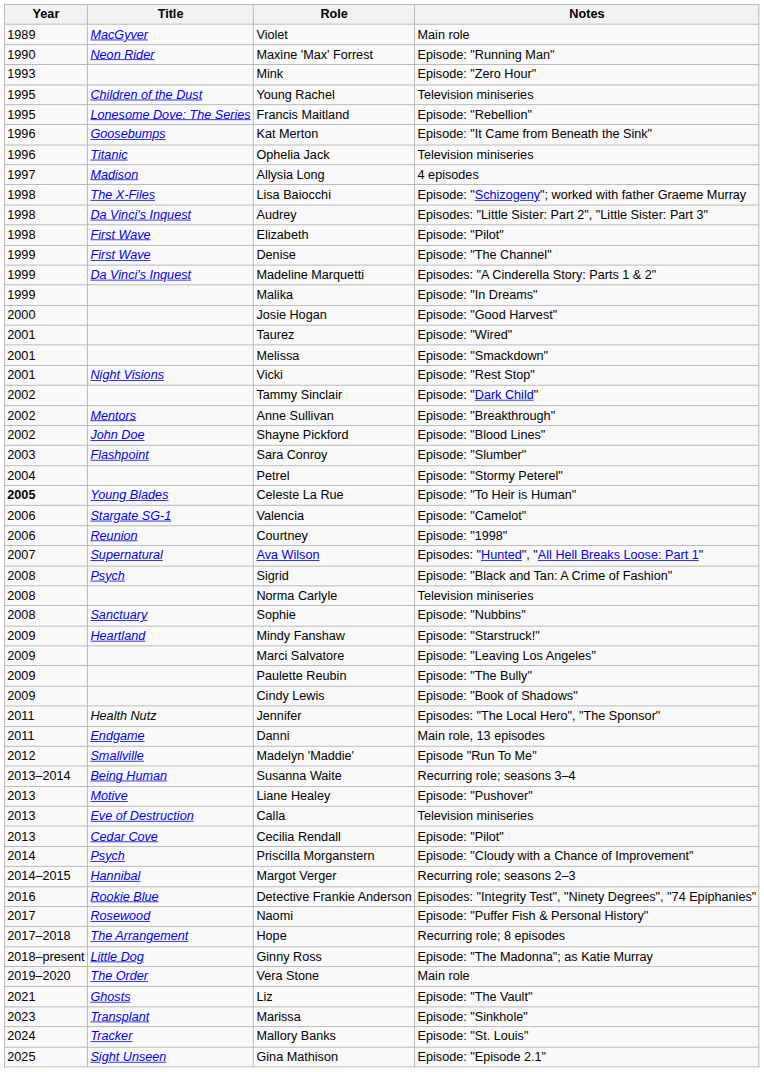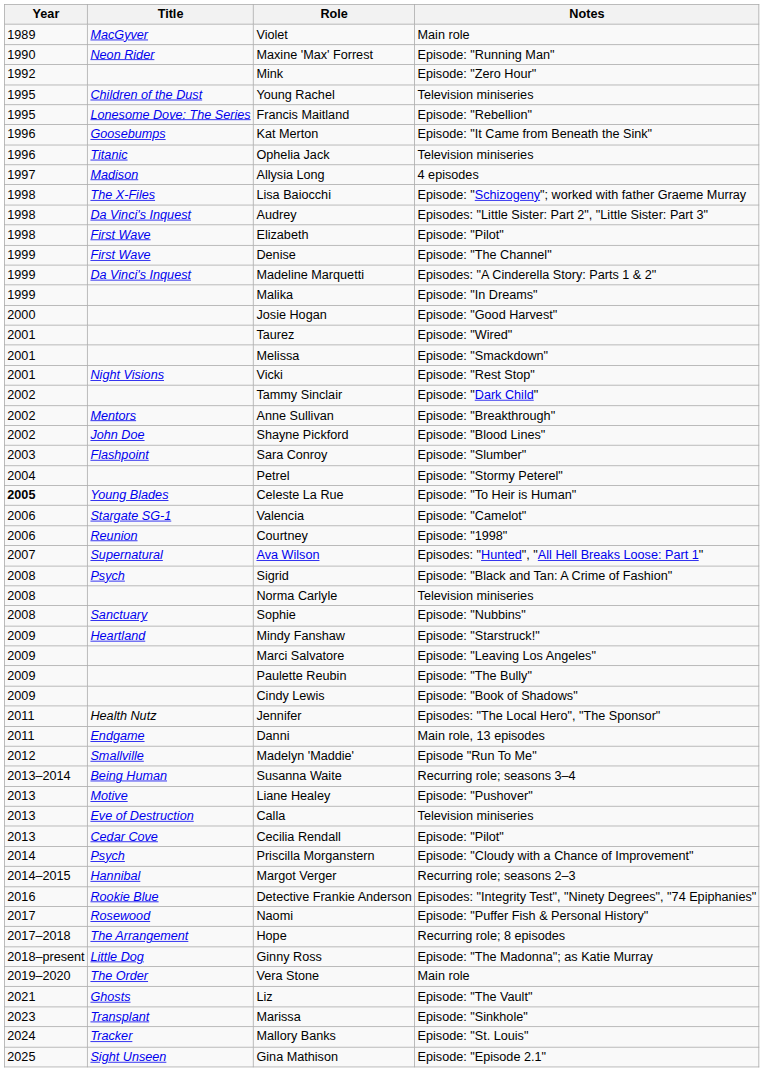(21, 74) 1993 -> (21, 74) 1992
